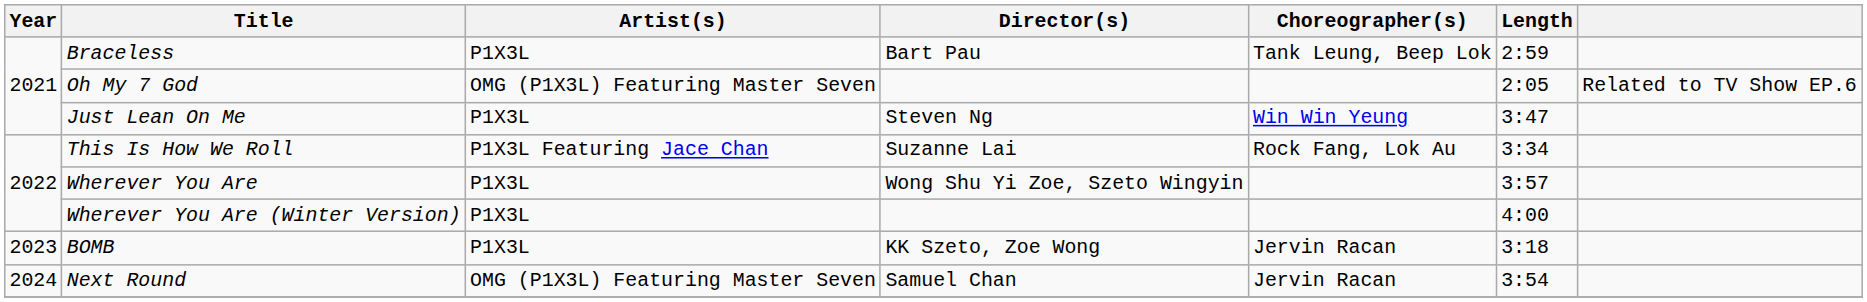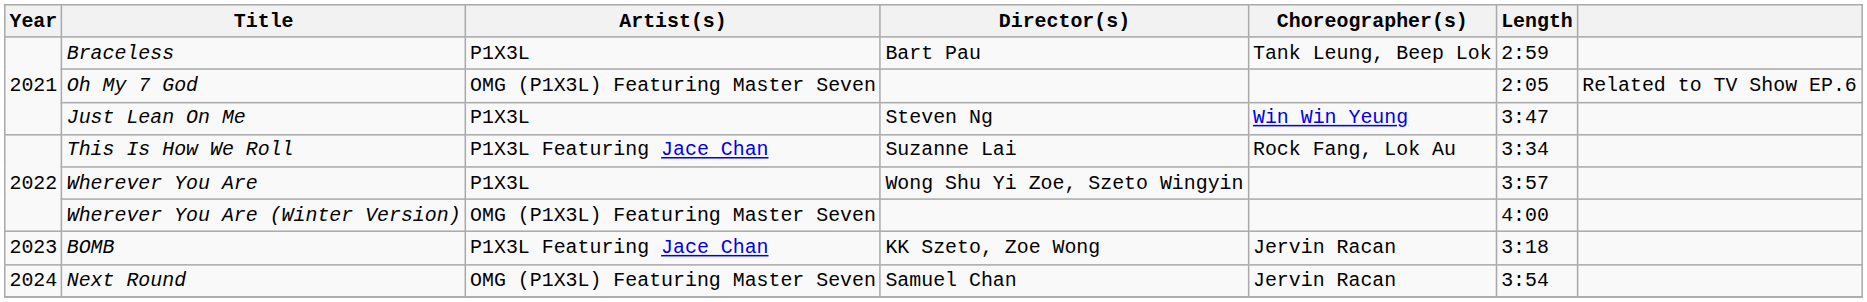(500, 215) P1X3L -> (673, 215) OMG (P1X3L) Featuring Master Seven
(500, 248) P1X3L -> (619, 248) P1X3L Featuring Jace Chan
